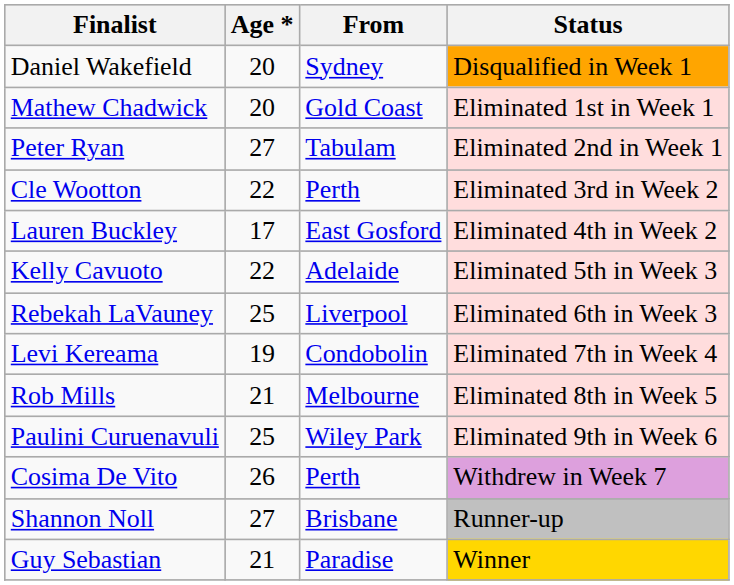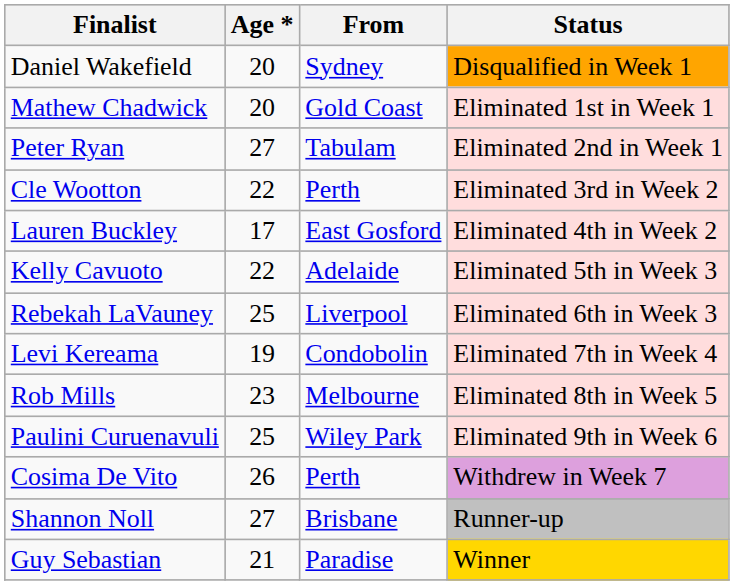(262, 395) 21 -> (262, 395) 23
